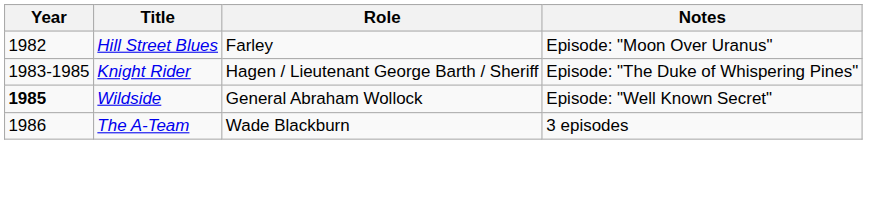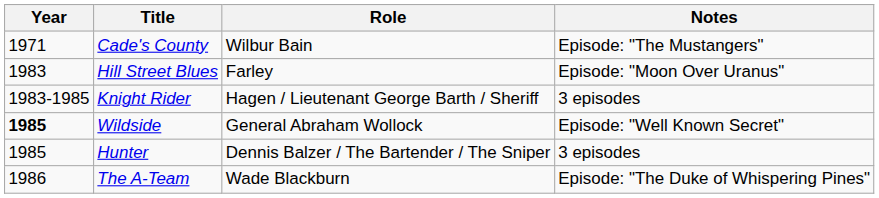+ row: (153, 44)
(27, 44) 1982 -> (27, 71) 1983
(702, 71) Episode: "The Duke of Whispering Pines" -> (599, 98) 3 episodes
+ row: (123, 152)
(587, 125) 3 episodes -> (714, 179) Episode: "The Duke of Whispering Pines"
